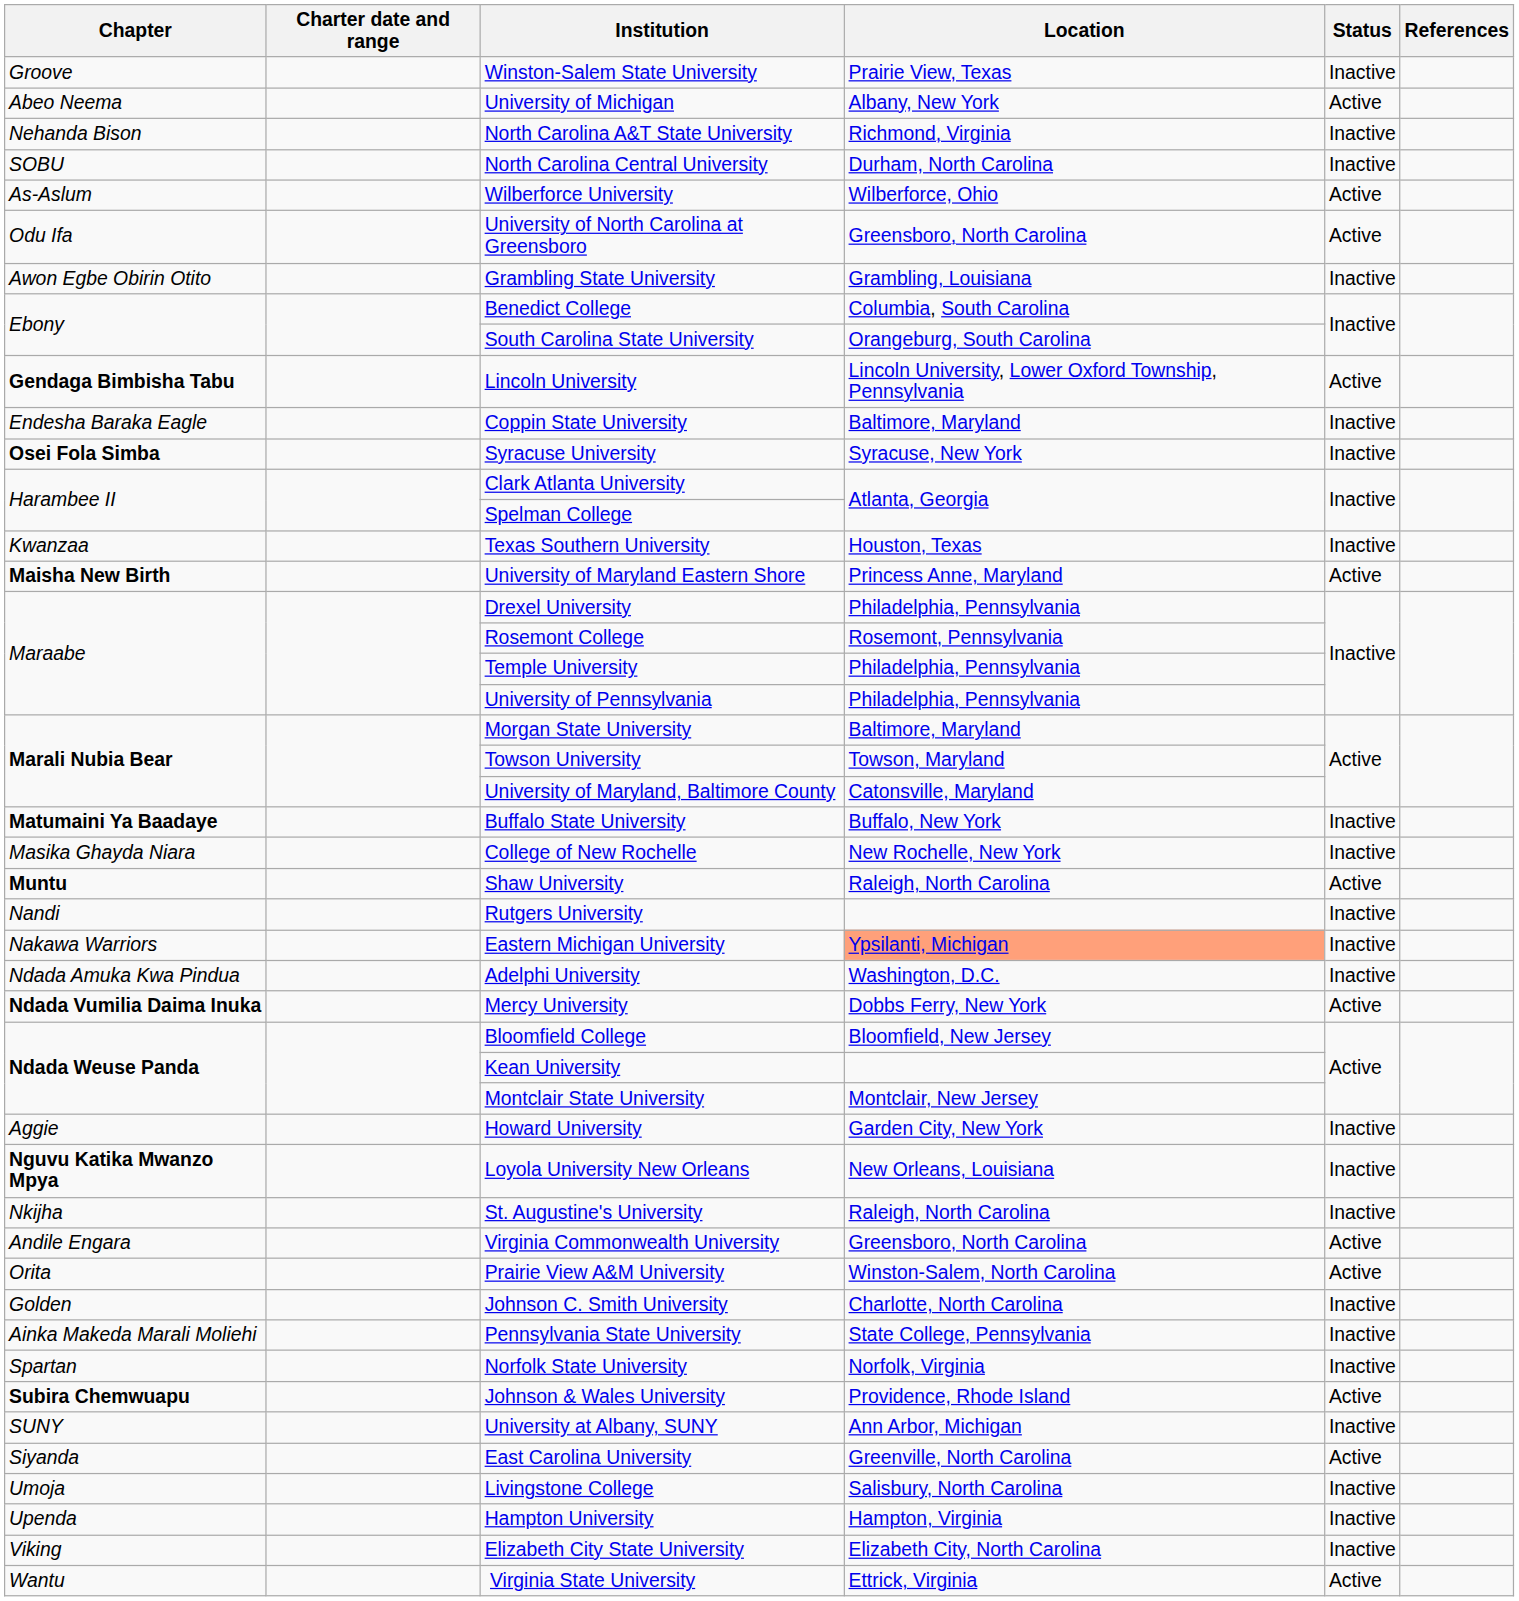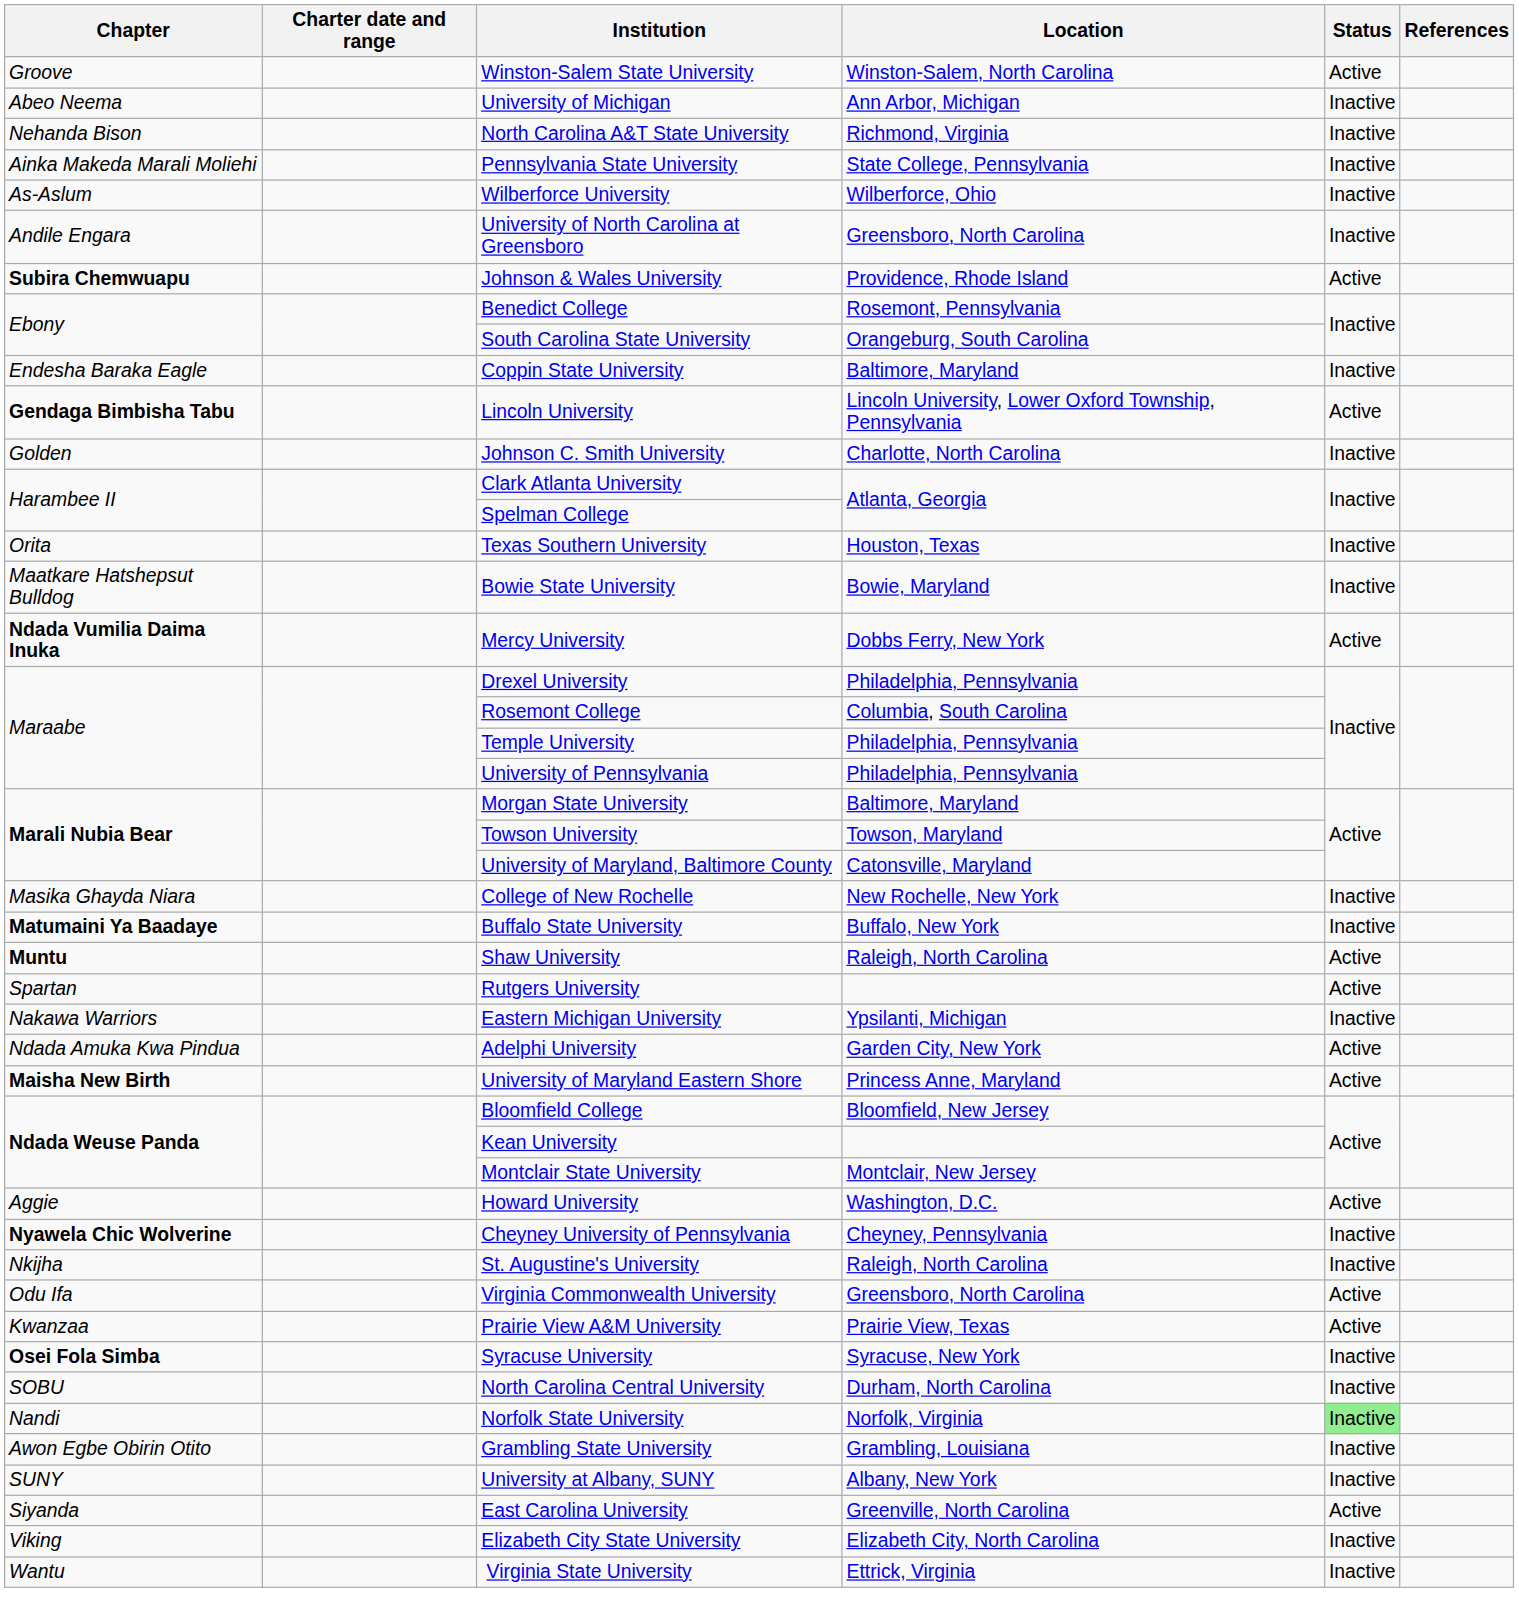(930, 72) Prairie View, Texas -> (980, 72) Winston-Salem, North Carolina
(1362, 72) Inactive -> (1355, 72) Active
(924, 103) Albany, New York -> (933, 103) Ann Arbor, Michigan
(1355, 103) Active -> (1362, 103) Inactive
rows swapped: (613, 1335) <-> (626, 164)
(1355, 195) Active -> (1362, 195) Inactive
(41, 236) Odu Ifa -> (70, 236) Andile Engara
(1355, 236) Active -> (1362, 236) Inactive
rows swapped: (600, 278) <-> (605, 1396)
(959, 309) Columbia, South Carolina -> (954, 309) Rosemont, Pennsylvania
rows swapped: (586, 422) <-> (560, 381)
rows swapped: (606, 1304) <-> (570, 453)
(49, 545) Kwanzaa -> (30, 545) Orita
+ row: (578, 587)
rows swapped: (645, 576) <-> (556, 1006)
(956, 637) Rosemont, Pennsylvania -> (957, 712) Columbia, South Carolina
rows swapped: (591, 852) <-> (585, 822)
(34, 914) Nandi -> (43, 988) Spartan
(1362, 914) Inactive -> (1355, 988) Active
(929, 944) lightsalmon background -> (926, 1019) no background
(924, 975) Washington, D.C. -> (944, 1049) Garden City, New York
(1362, 975) Inactive -> (1355, 1049) Active
(946, 1129) Garden City, New York -> (922, 1203) Washington, D.C.
(1362, 1129) Inactive -> (1355, 1203) Active
- row: (617, 1170)
+ row: (636, 1234)
(70, 1243) Andile Engara -> (41, 1295) Odu Ifa
(30, 1273) Orita -> (49, 1326) Kwanzaa
(982, 1273) Winston-Salem, North Carolina -> (928, 1326) Prairie View, Texas
(43, 1365) Spartan -> (34, 1418) Nandi
(1362, 1365) no background -> (1362, 1418) lightgreen background
(935, 1427) Ann Arbor, Michigan -> (922, 1479) Albany, New York
- row: (569, 1488)
- row: (569, 1519)
(1355, 1580) Active -> (1362, 1571) Inactive
